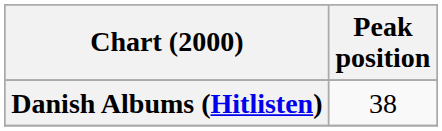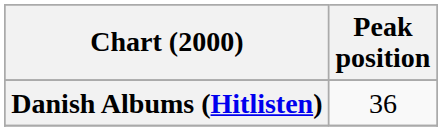(383, 102) 38 -> (383, 102) 36
